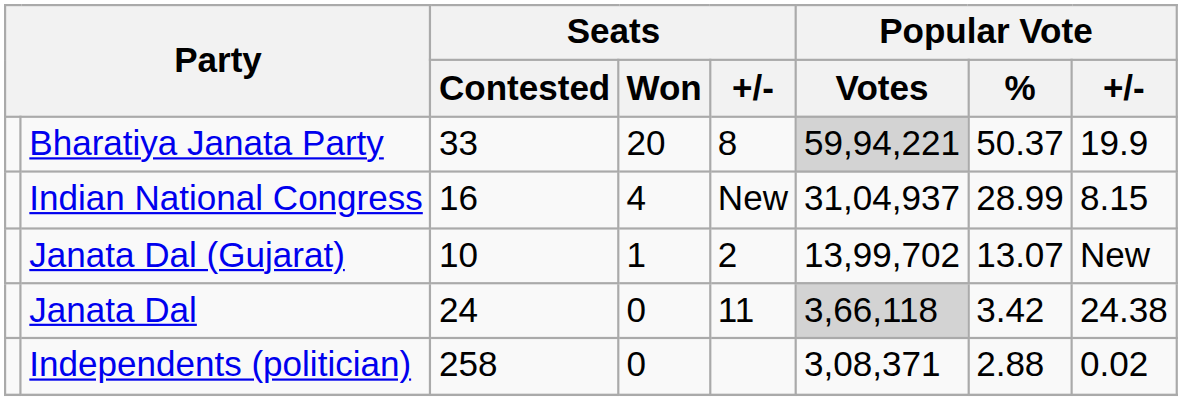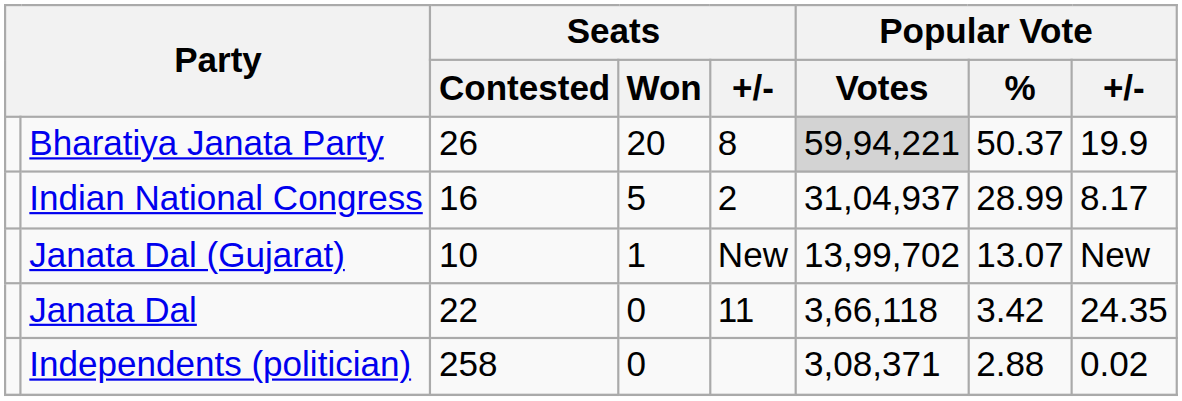(458, 143) 33 -> (458, 143) 26
(636, 198) 4 -> (636, 198) 5
(753, 198) New -> (728, 198) 2
(1114, 198) 8.15 -> (1114, 198) 8.17
(728, 254) 2 -> (753, 254) New
(458, 310) 24 -> (458, 310) 22
(871, 310) lightgrey background -> (871, 310) no background
(1124, 310) 24.38 -> (1124, 310) 24.35
